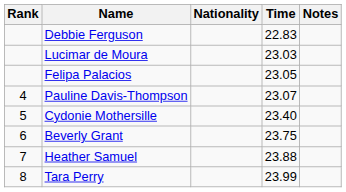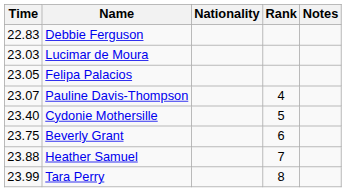columns swapped: (23, 14) <-> (281, 14)
